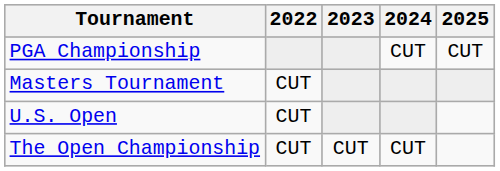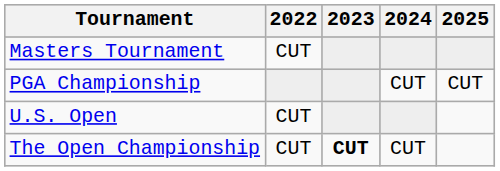rows swapped: (117, 85) <-> (105, 53)
(351, 150) normal -> (351, 150) bold
